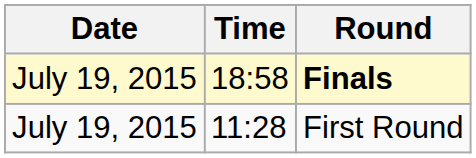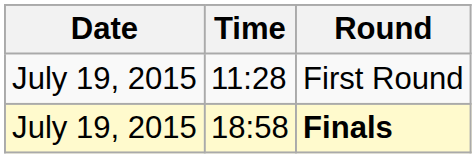rows swapped: (383, 127) <-> (348, 78)
